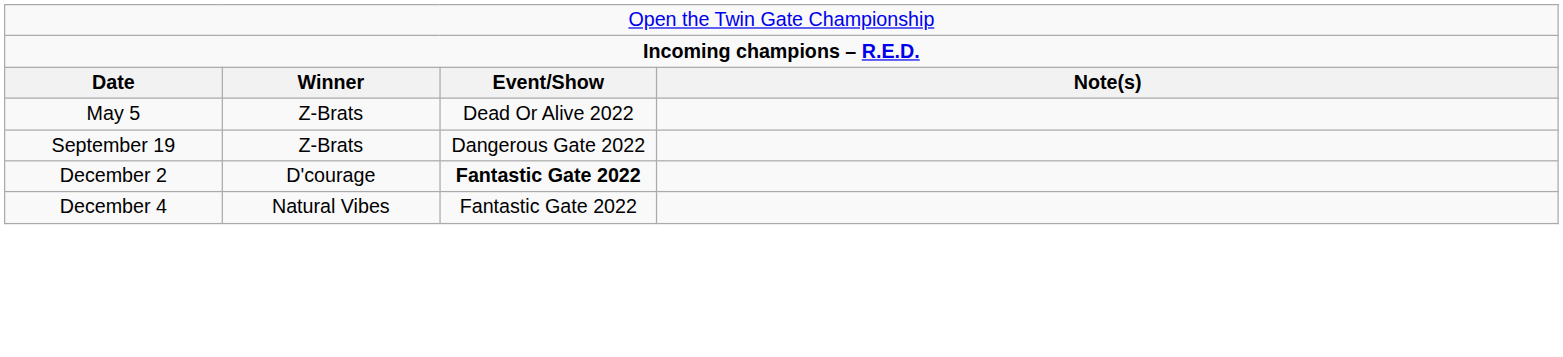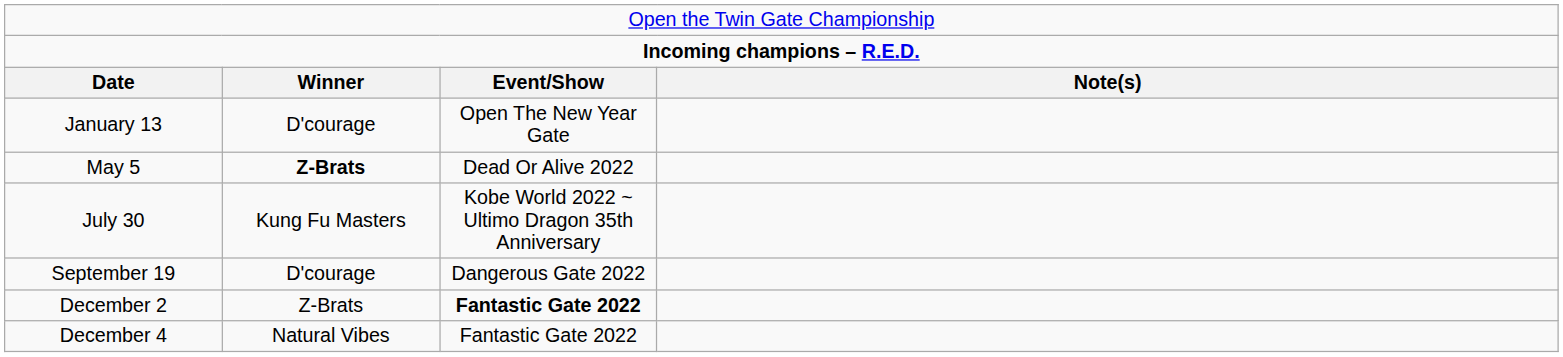+ row: (113, 124)
(331, 113) normal -> (331, 167) bold
+ row: (113, 220)
(331, 144) Z-Brats -> (331, 273) D'courage
(331, 176) D'courage -> (331, 305) Z-Brats
